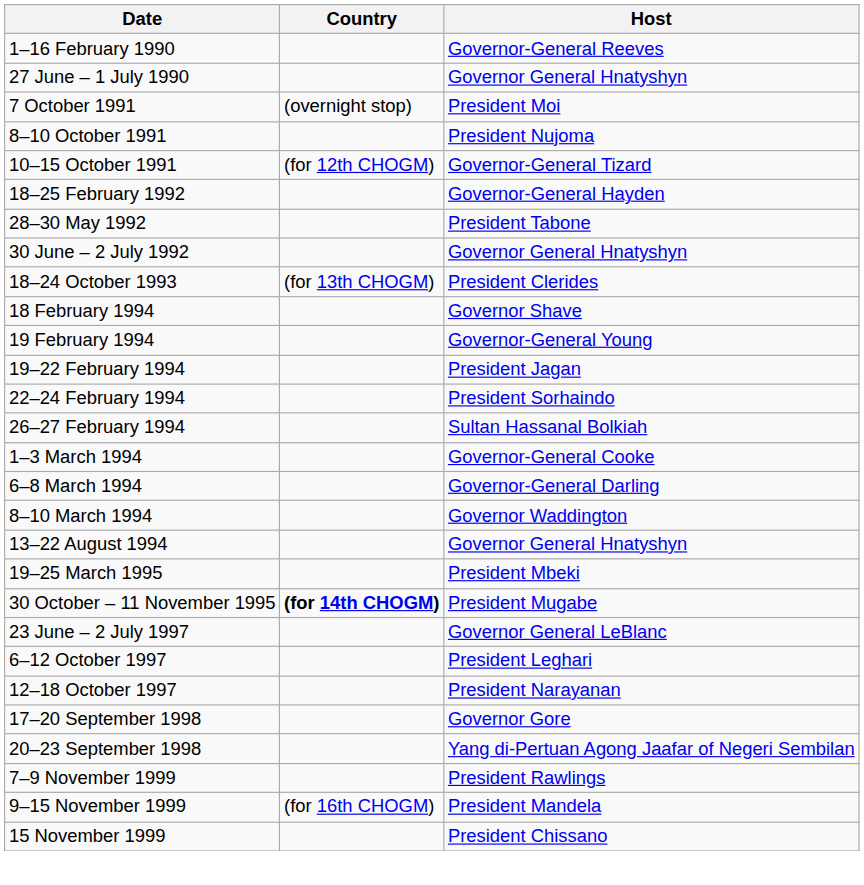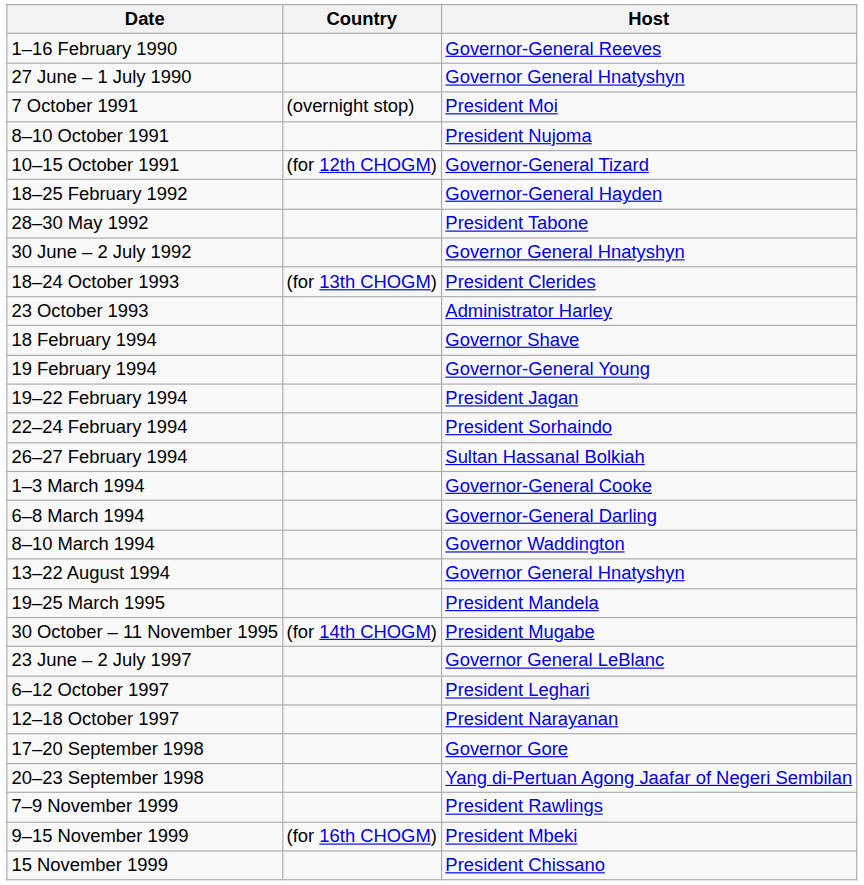+ row: (80, 310)
(514, 573) President Mbeki -> (522, 602) President Mandela
(362, 602) bold -> (362, 631) normal
(525, 806) President Mandela -> (511, 836) President Mbeki
